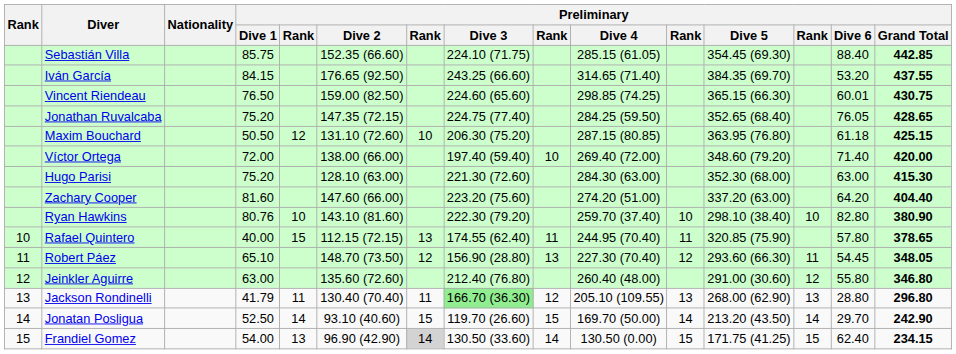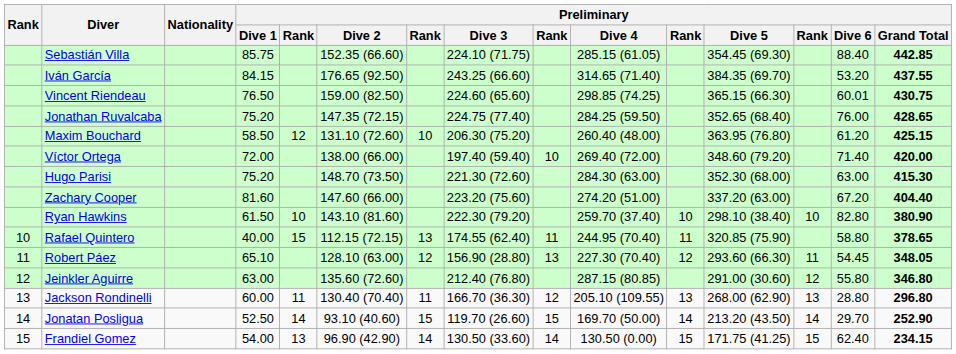(853, 116) 76.05 -> (853, 116) 76.00
(258, 136) 50.50 -> (258, 136) 58.50
(619, 136) 287.15 (80.85) -> (619, 136) 260.40 (48.00)
(853, 136) 61.18 -> (853, 136) 61.20
(362, 177) 128.10 (63.00) -> (362, 177) 148.70 (73.50)
(853, 197) 64.20 -> (853, 197) 67.20
(258, 217) 80.76 -> (258, 217) 61.50
(853, 238) 57.80 -> (853, 238) 58.80
(362, 258) 148.70 (73.50) -> (362, 258) 128.10 (63.00)
(619, 278) 260.40 (48.00) -> (619, 278) 287.15 (80.85)
(258, 298) 41.79 -> (258, 298) 60.00
(488, 298) lightgreen background -> (488, 298) no background
(913, 319) 242.90 -> (913, 319) 252.90
(425, 339) lightgrey background -> (425, 339) no background
